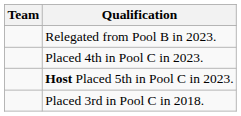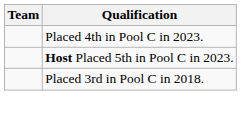- row: (131, 36)
